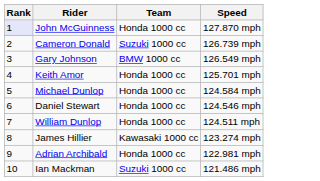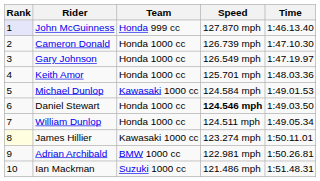+ column: (290, 12)
(152, 28) Honda 1000 cc -> (149, 28) Honda 999 cc
(152, 44) Suzuki 1000 cc -> (152, 44) Honda 1000 cc
(150, 59) BMW 1000 cc -> (152, 59) Honda 1000 cc
(152, 91) Honda 1000 cc -> (159, 91) Kawasaki 1000 cc
(232, 106) normal -> (233, 106) bold
(9, 137) no background -> (9, 137) lightyellow background
(152, 153) Honda 1000 cc -> (150, 153) BMW 1000 cc
